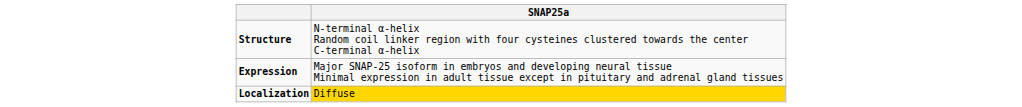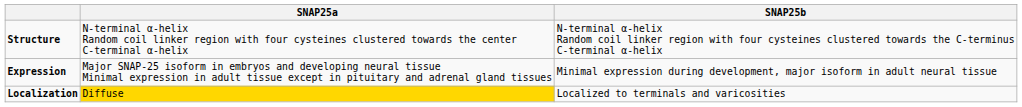+ column: (786, 12)
